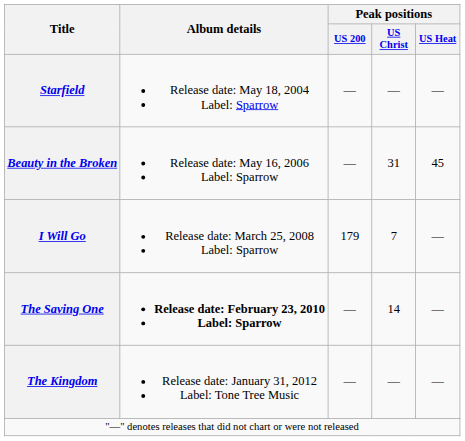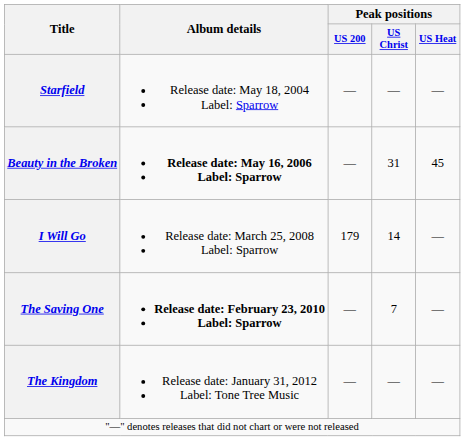(224, 170) normal -> (224, 170) bold
(394, 236) 7 -> (394, 236) 14
(394, 309) 14 -> (394, 309) 7
